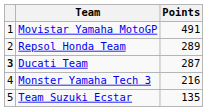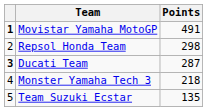(10, 30) normal -> (10, 30) bold
(191, 47) 289 -> (191, 47) 298
(191, 81) 216 -> (191, 81) 218
